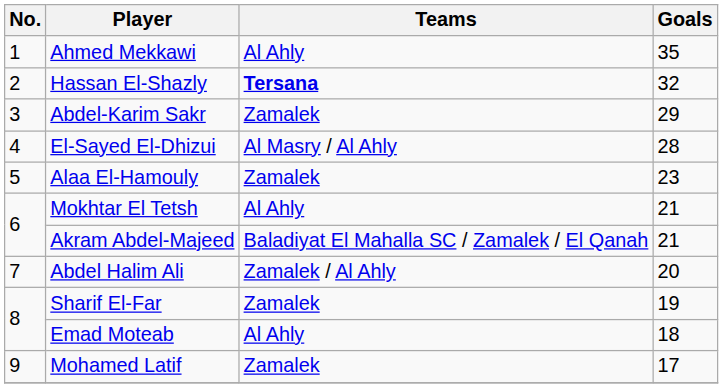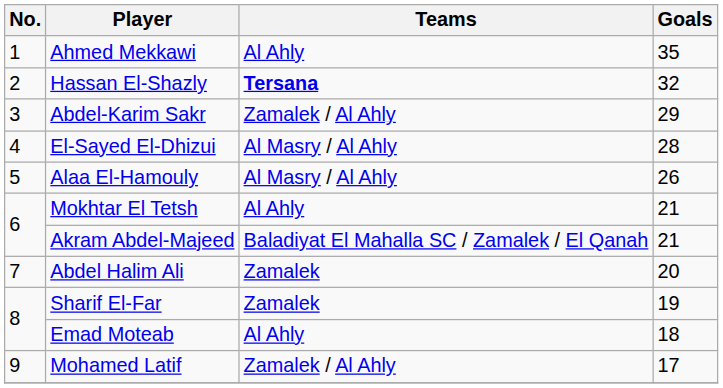(282, 114) Zamalek -> (320, 114) Zamalek / Al Ahly
(282, 177) Zamalek -> (320, 177) Al Masry / Al Ahly
(669, 177) 23 -> (669, 177) 26
(320, 271) Zamalek / Al Ahly -> (282, 271) Zamalek
(282, 366) Zamalek -> (320, 366) Zamalek / Al Ahly
